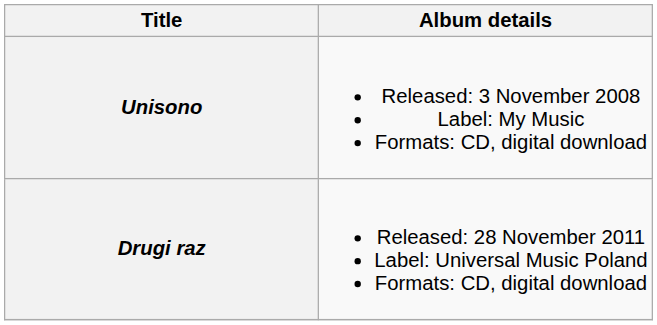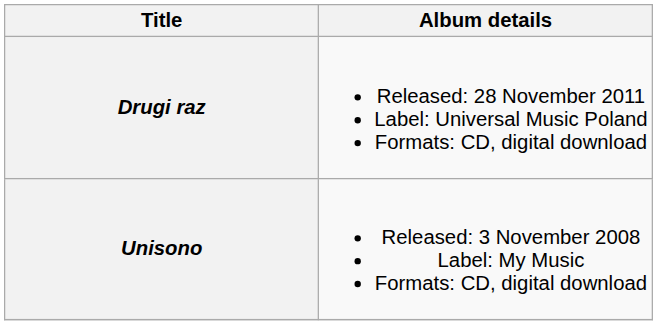rows swapped: (162, 107) <-> (162, 248)
